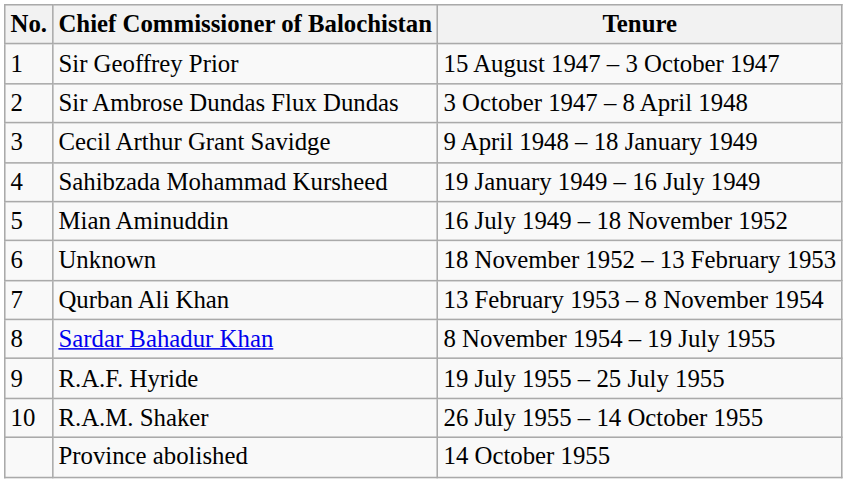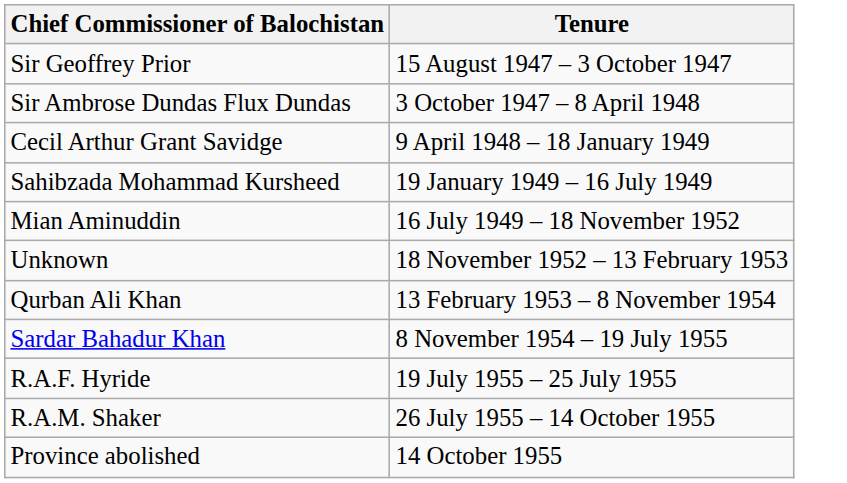- column: (29, 24)
